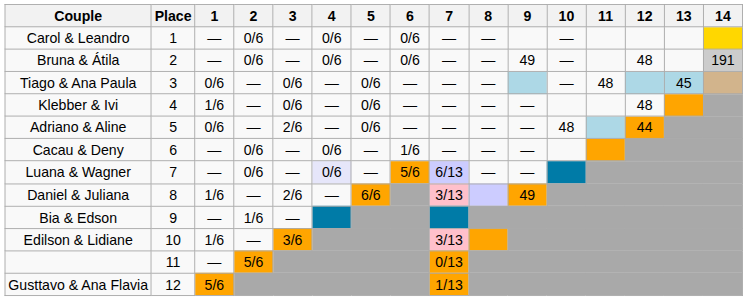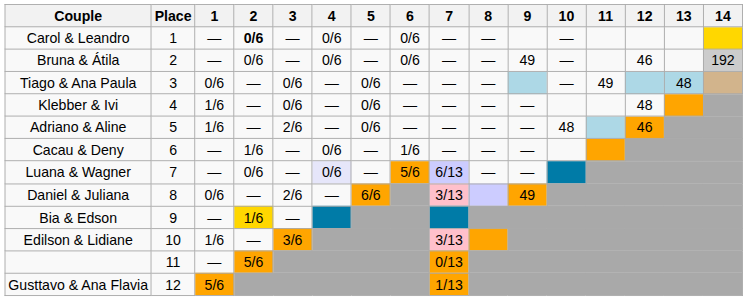(254, 38) normal -> (254, 38) bold
(645, 61) 48 -> (645, 61) 46
(723, 61) 191 -> (723, 61) 192
(606, 83) 48 -> (606, 83) 49
(684, 83) 45 -> (684, 83) 48
(214, 128) 0/6 -> (214, 128) 1/6
(645, 128) 44 -> (645, 128) 46
(254, 150) 0/6 -> (254, 150) 1/6
(214, 195) 1/6 -> (214, 195) 0/6
(254, 217) no background -> (254, 217) gold background
